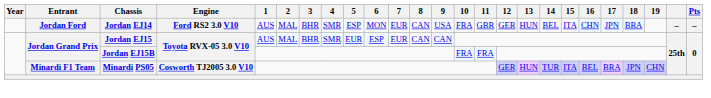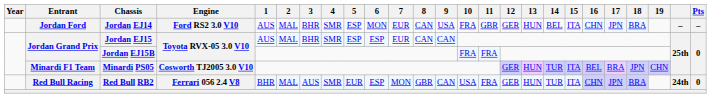(354, 39) EUR -> (354, 39) ESP
+ row: (128, 81)
